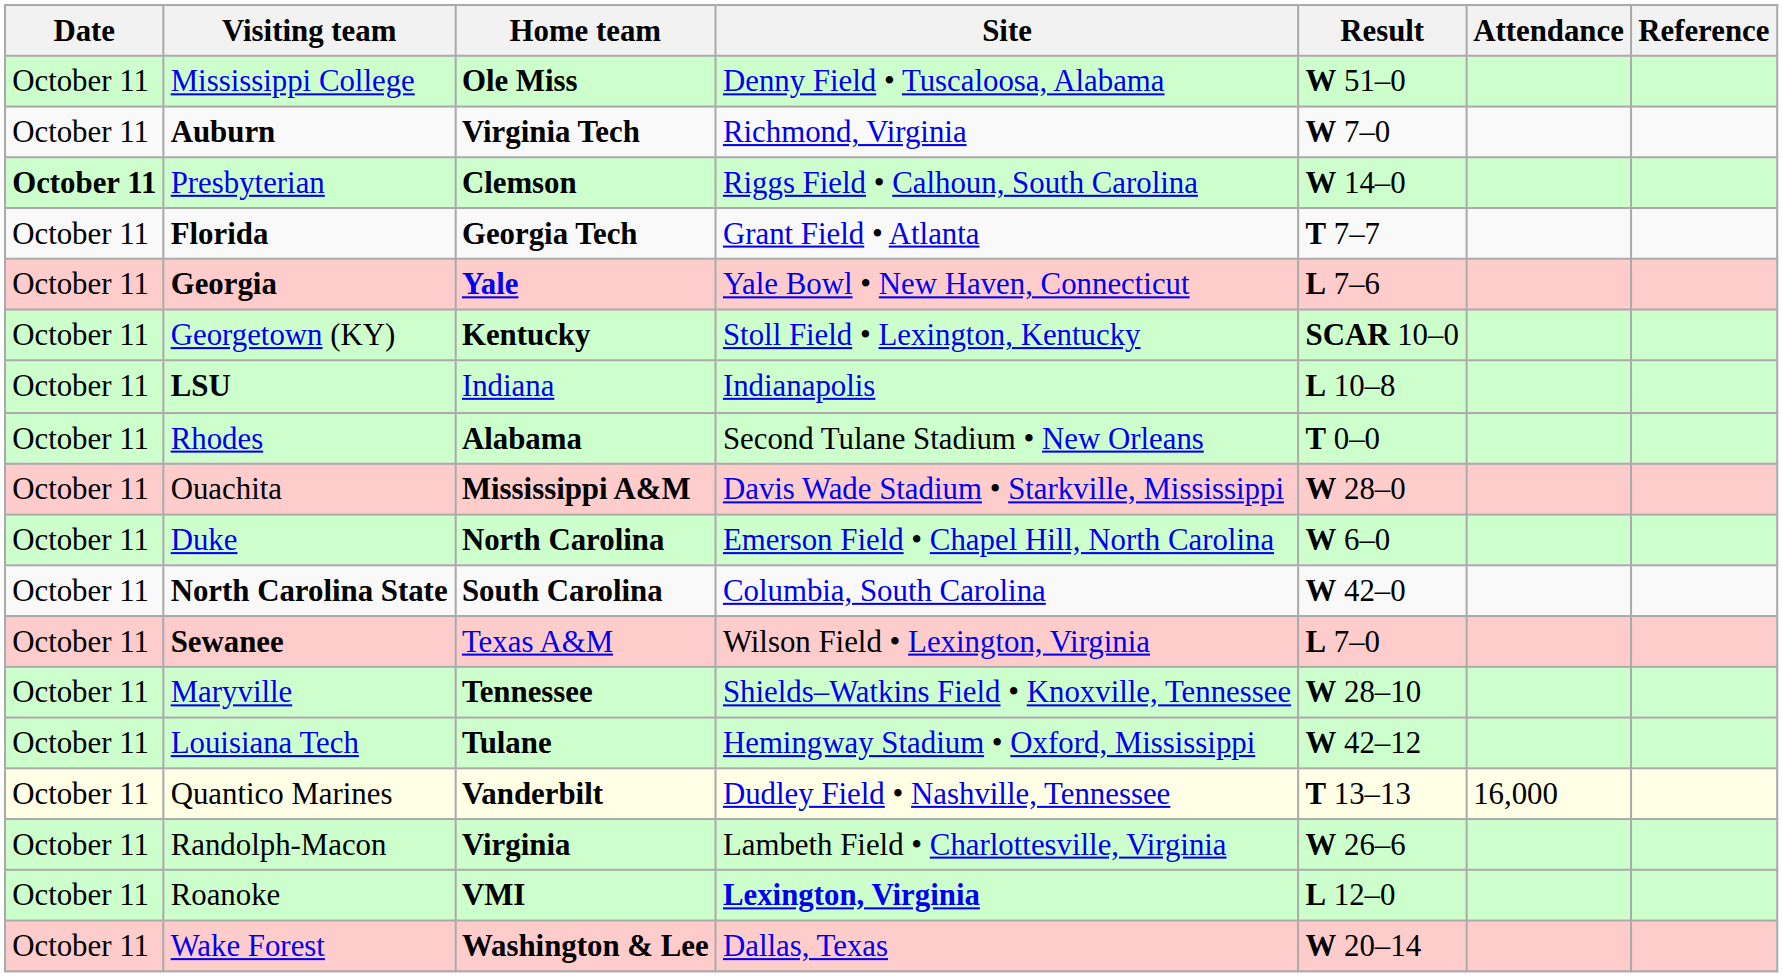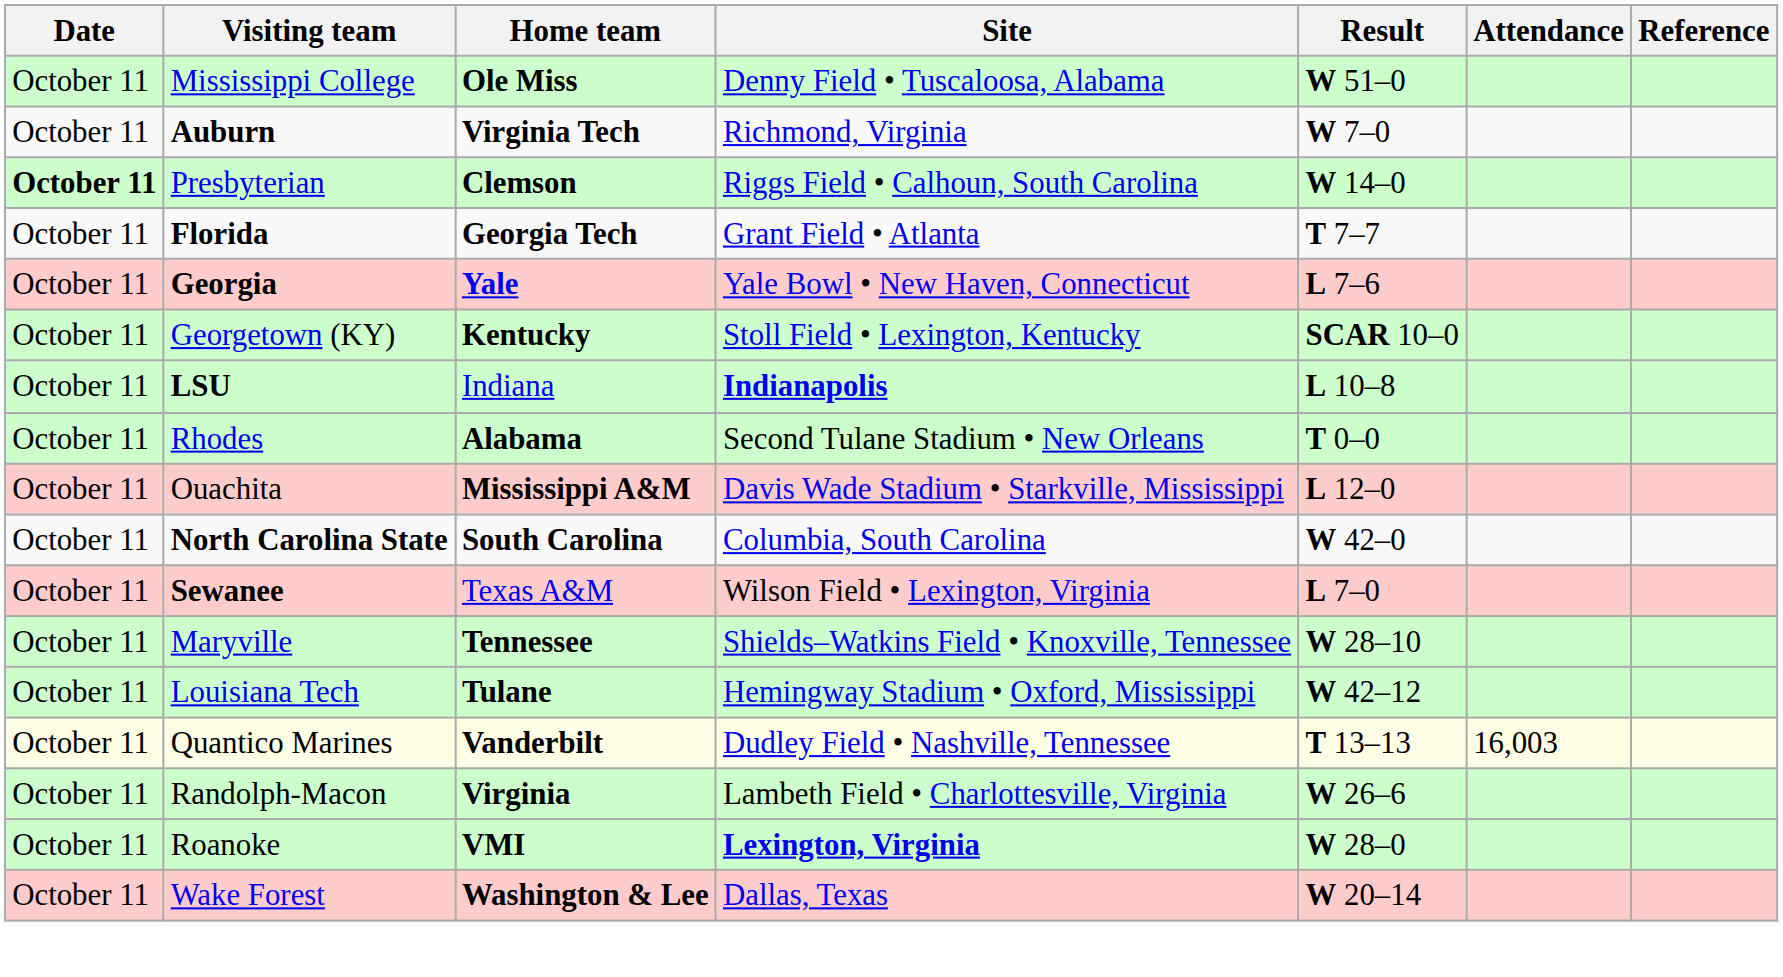(799, 386) normal -> (805, 386) bold
(1356, 488) W 28–0 -> (1350, 488) L 12–0
- row: (204, 538)
(1516, 793) 16,000 -> (1516, 742) 16,003
(1350, 895) L 12–0 -> (1356, 844) W 28–0
